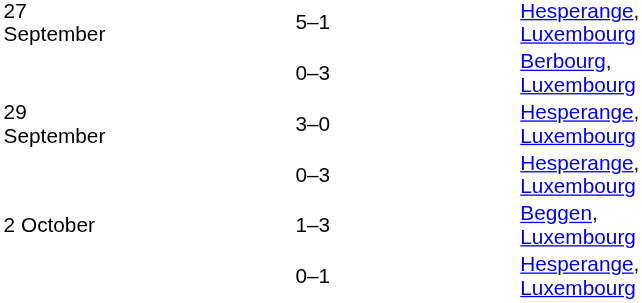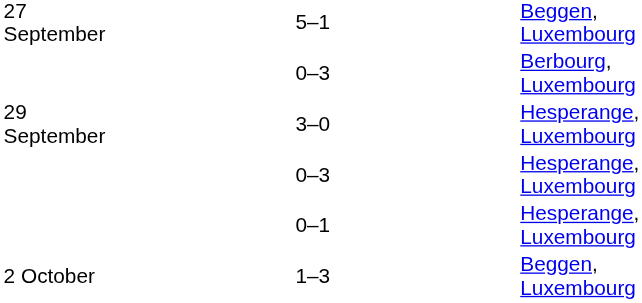(580, 22) Hesperange, Luxembourg -> (578, 22) Beggen, Luxembourg
rows swapped: (49, 225) <-> (54, 276)
